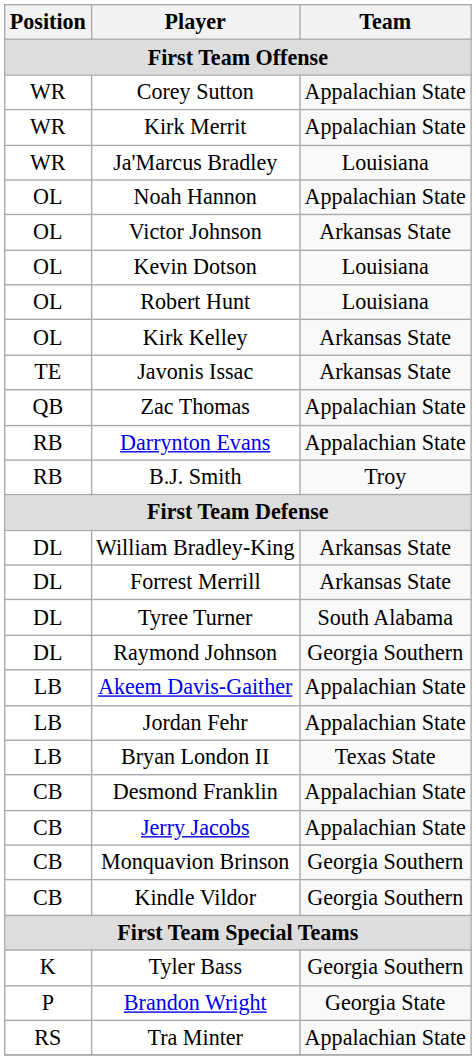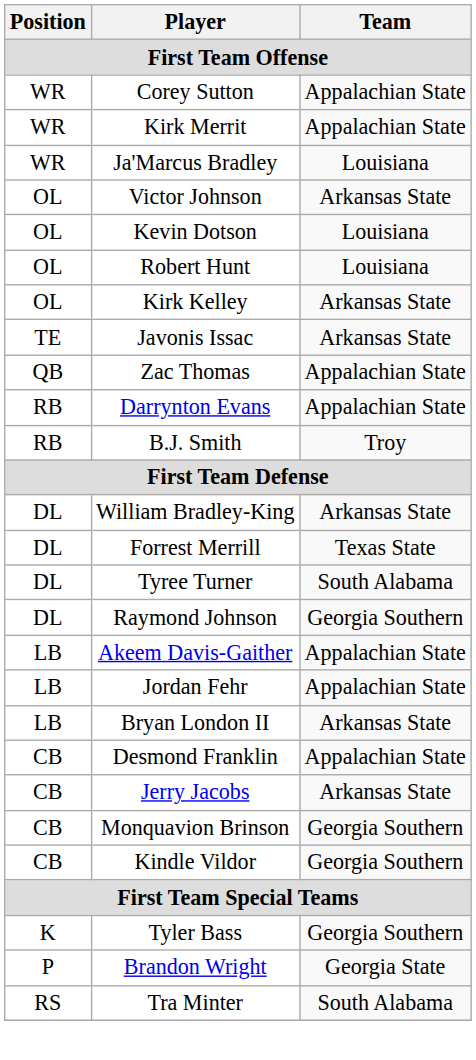- row: (195, 197)
(385, 582) Arkansas State -> (385, 547) Texas State
(385, 757) Texas State -> (385, 722) Arkansas State
(385, 827) Appalachian State -> (385, 792) Arkansas State
(385, 1037) Appalachian State -> (385, 1002) South Alabama
